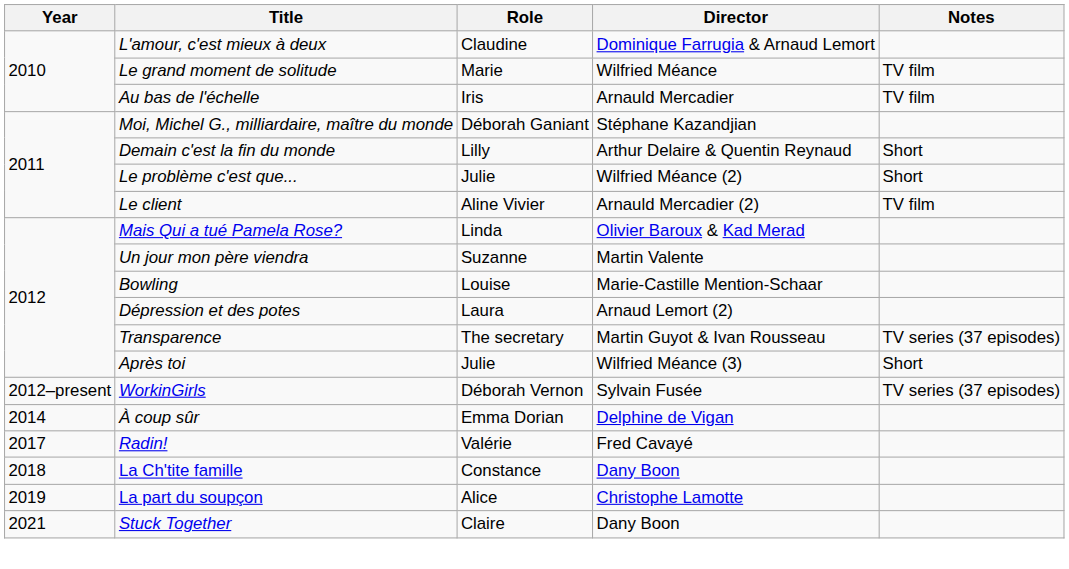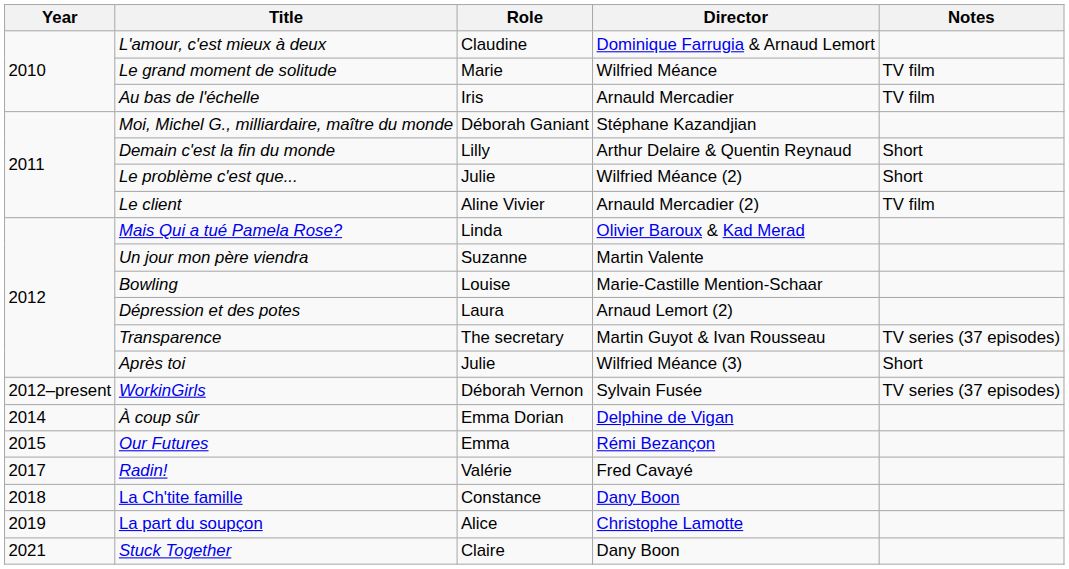+ row: (164, 444)
